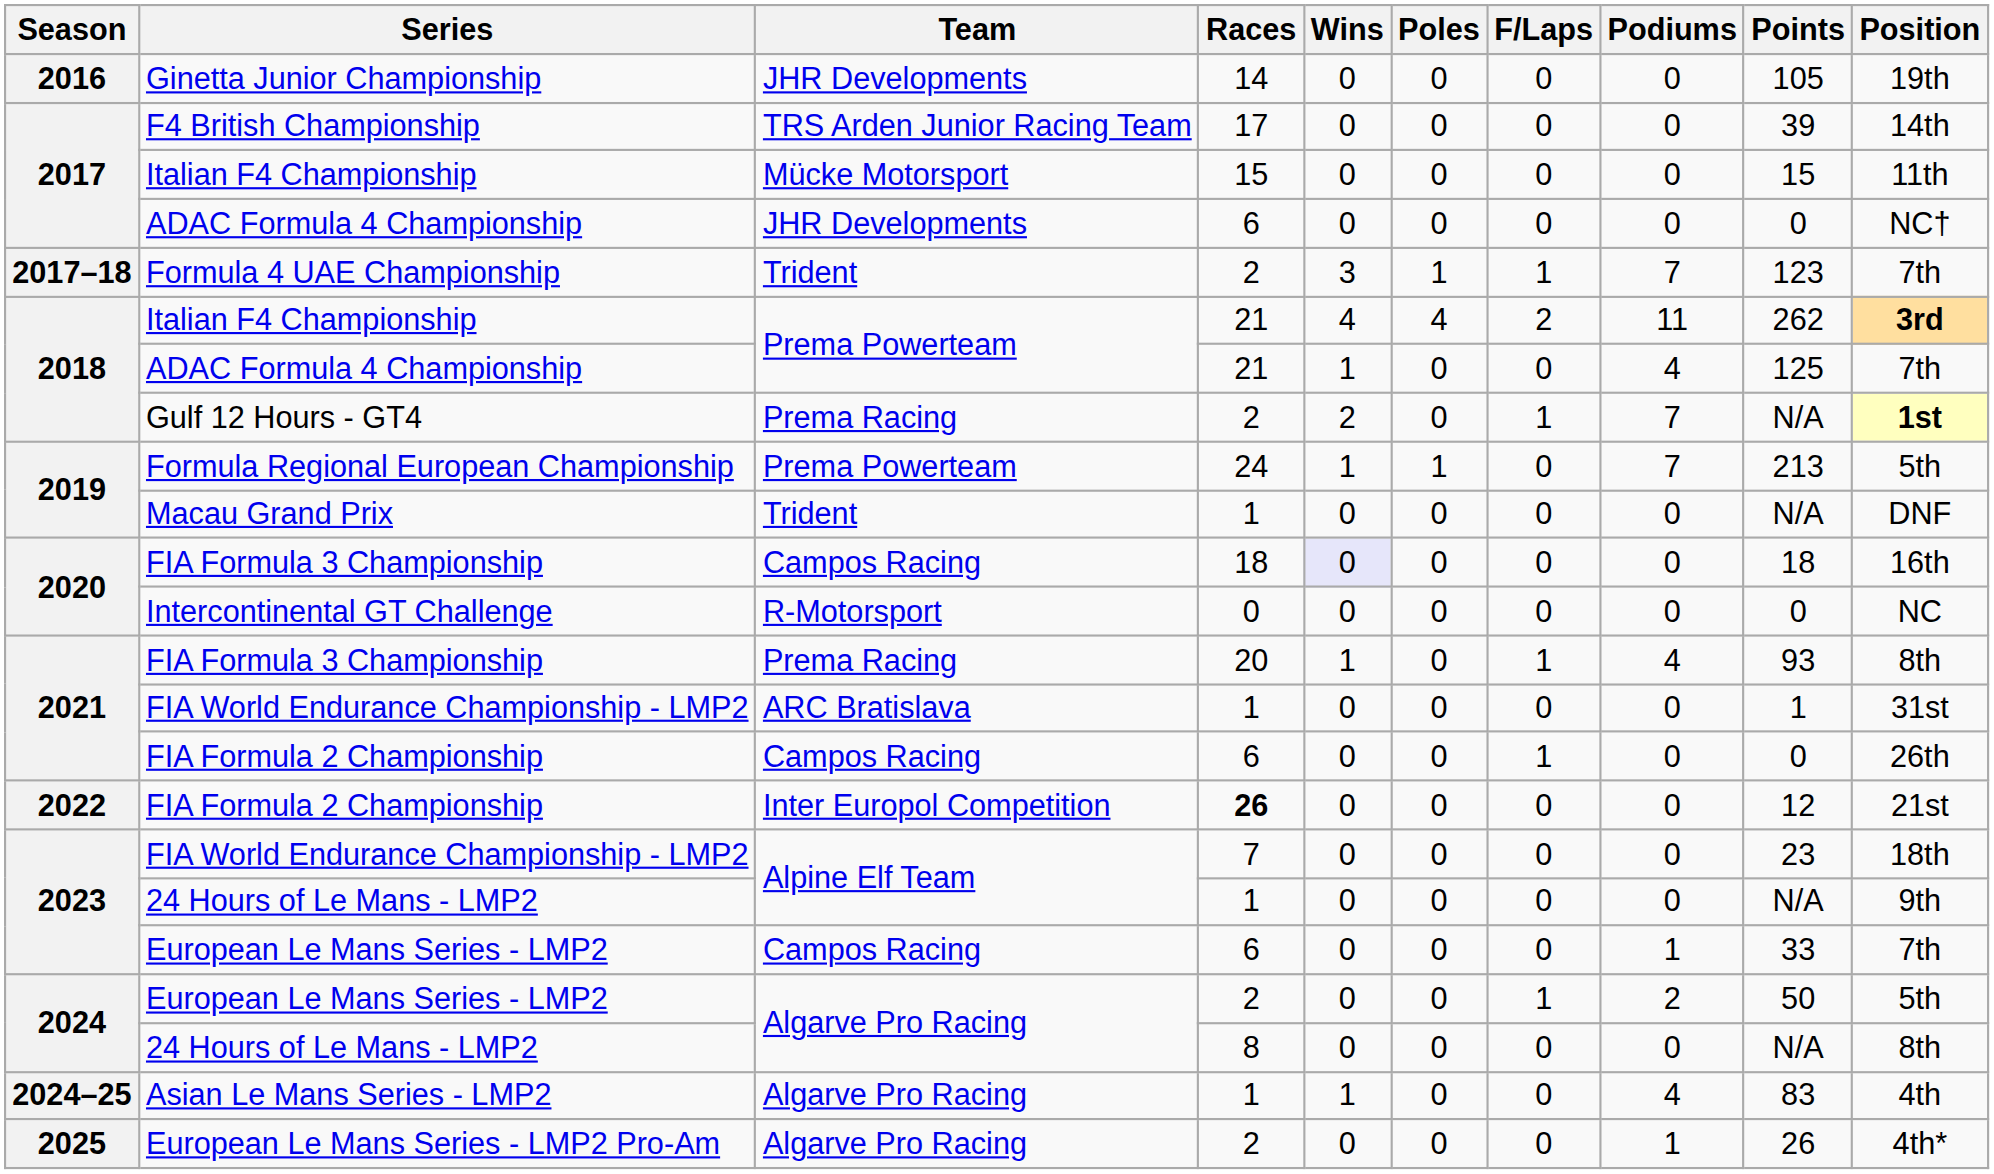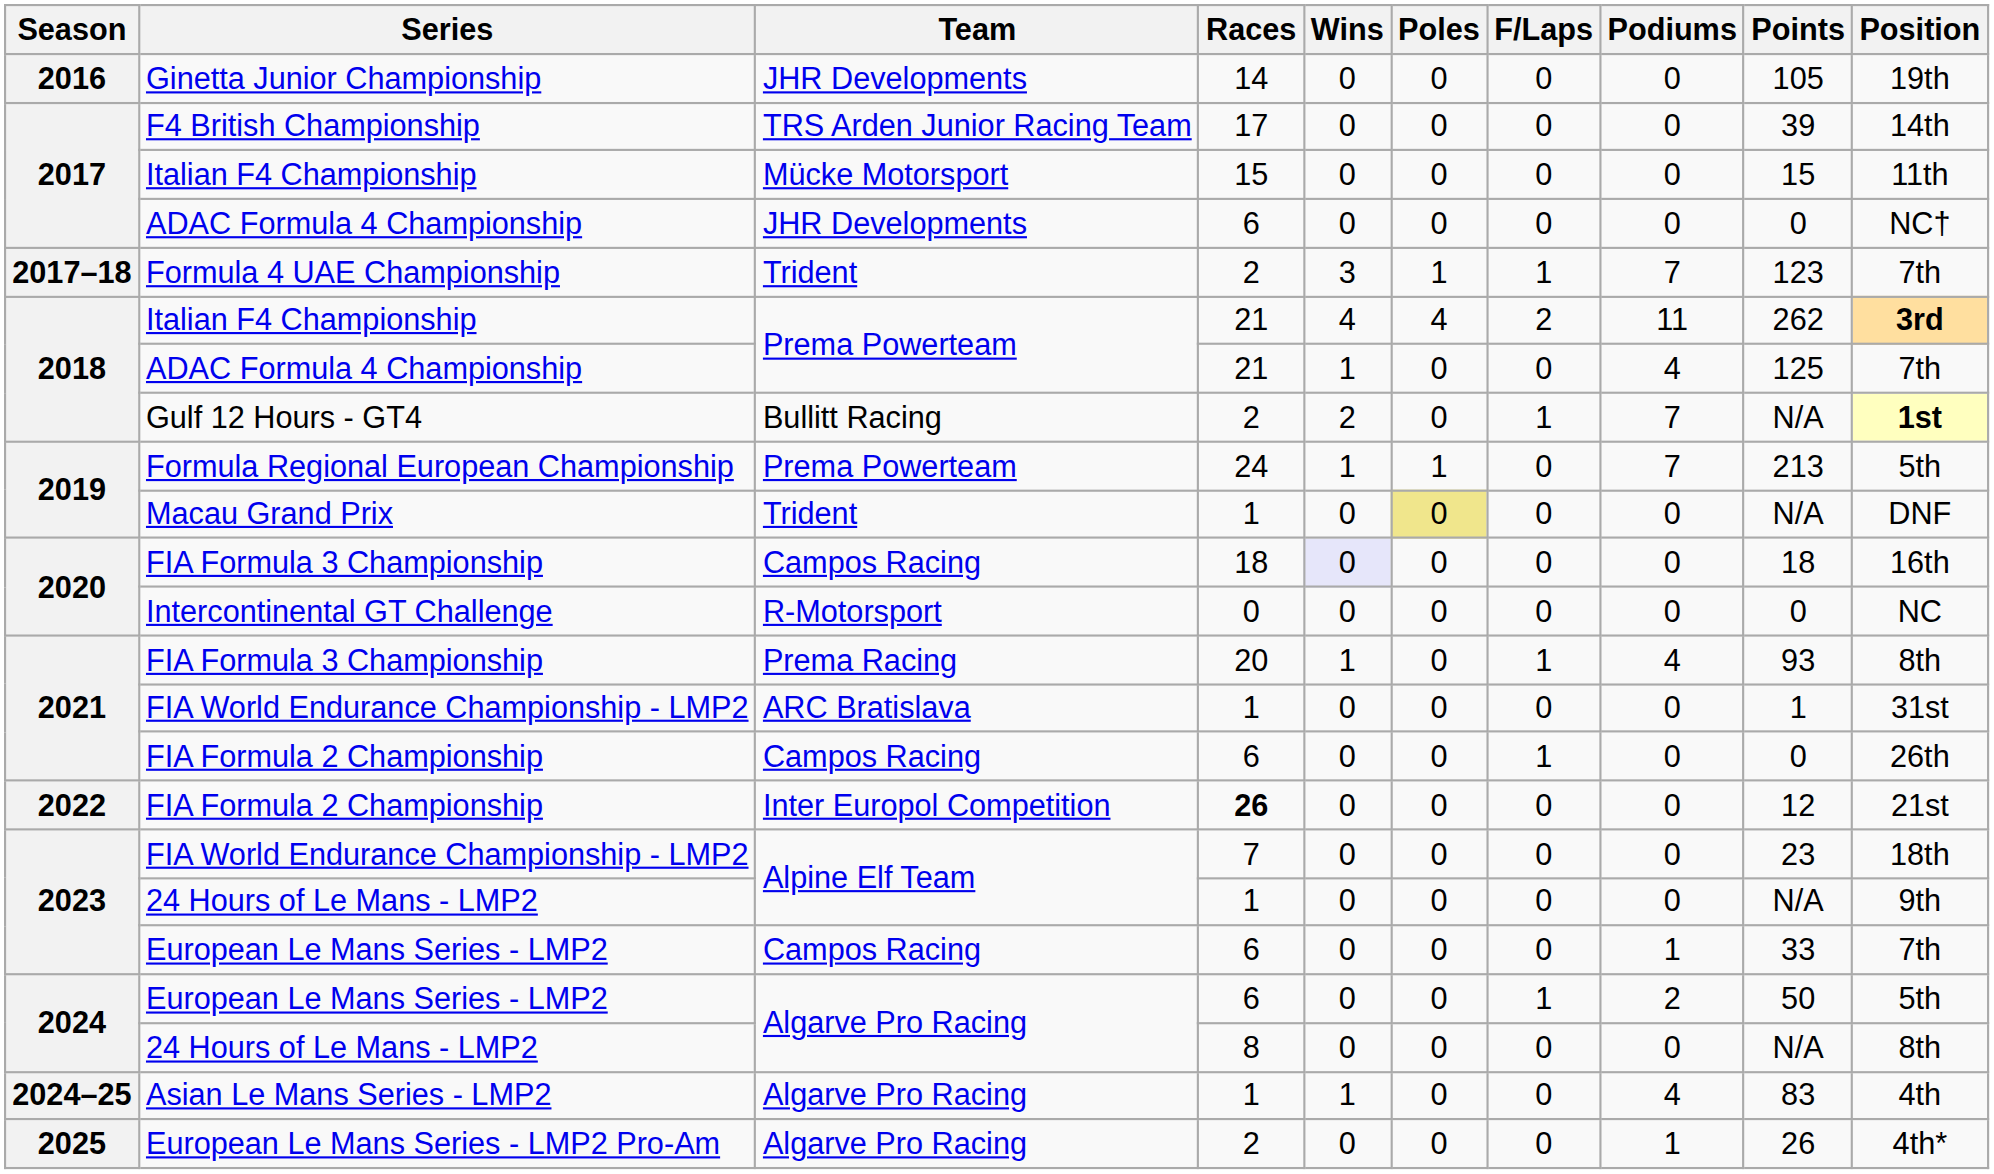(860, 417) Prema Racing -> (852, 417) Bullitt Racing
(1439, 514) no background -> (1439, 514) khaki background
(1251, 999) 2 -> (1251, 999) 6
